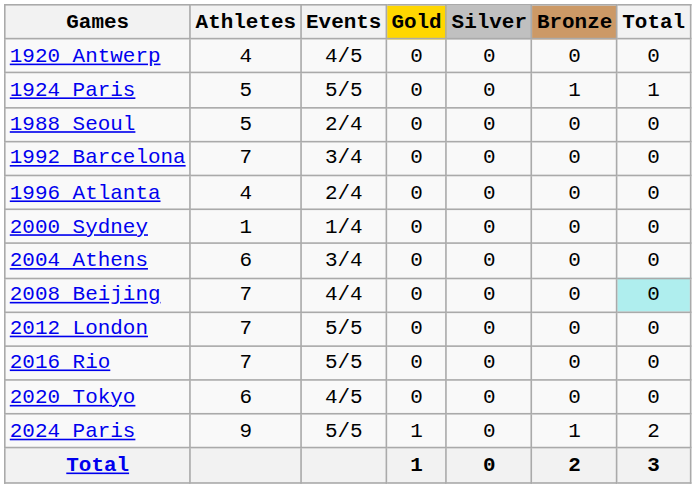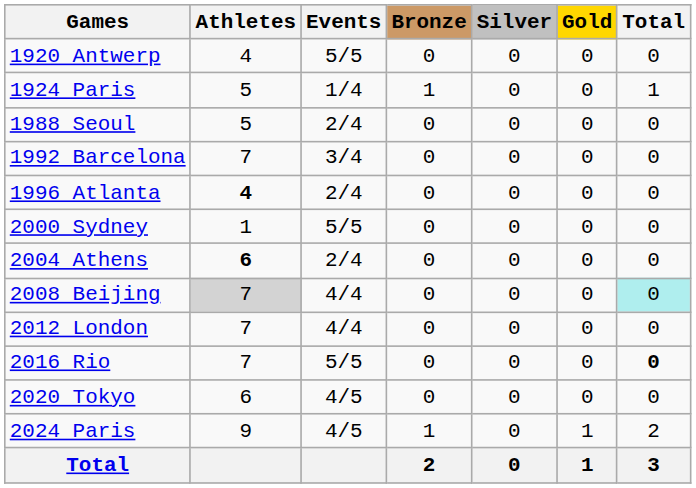columns swapped: (417, 22) <-> (575, 22)
(344, 56) 4/5 -> (344, 56) 5/5
(344, 90) 5/5 -> (344, 90) 1/4
(246, 192) normal -> (246, 192) bold
(344, 227) 1/4 -> (344, 227) 5/5
(246, 261) normal -> (246, 261) bold
(344, 261) 3/4 -> (344, 261) 2/4
(246, 295) no background -> (246, 295) lightgrey background
(344, 329) 5/5 -> (344, 329) 4/4
(654, 363) normal -> (654, 363) bold
(344, 431) 5/5 -> (344, 431) 4/5
